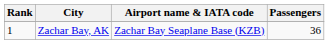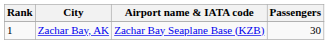(315, 30) 36 -> (315, 30) 30
